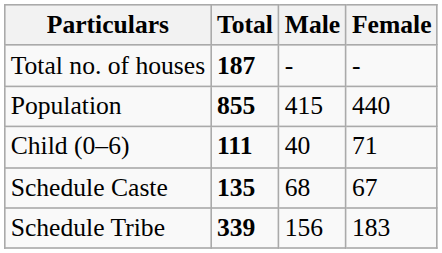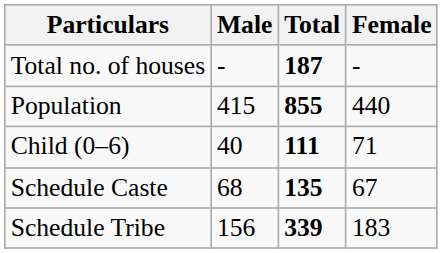columns swapped: (245, 24) <-> (312, 24)
